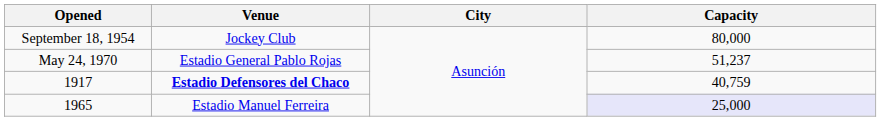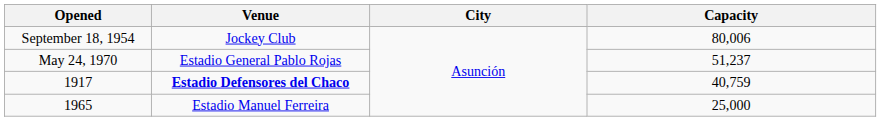(731, 37) 80,000 -> (731, 37) 80,006
(731, 104) lavender background -> (731, 104) no background
